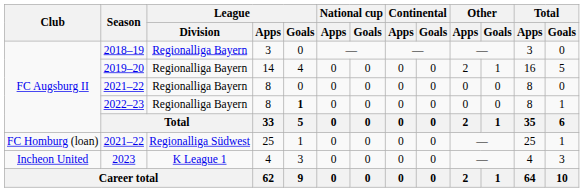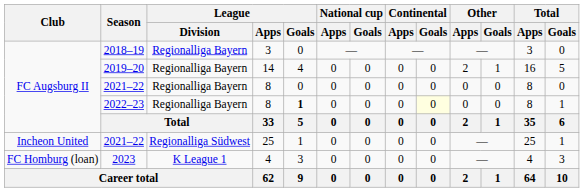(433, 104) no background -> (433, 104) lightyellow background
(53, 141) FC Homburg (loan) -> (53, 141) Incheon United
(53, 159) Incheon United -> (53, 159) FC Homburg (loan)
